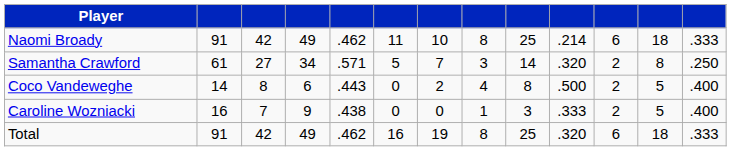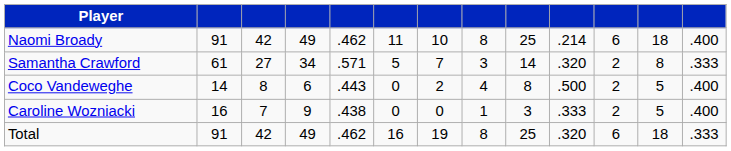(704, 39) .333 -> (704, 39) .400
(704, 63) .250 -> (704, 63) .333
